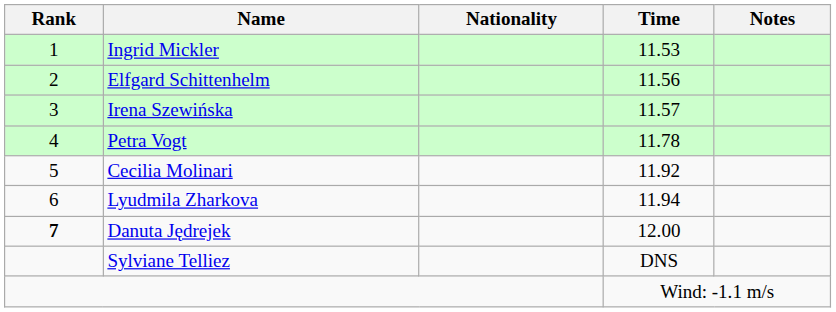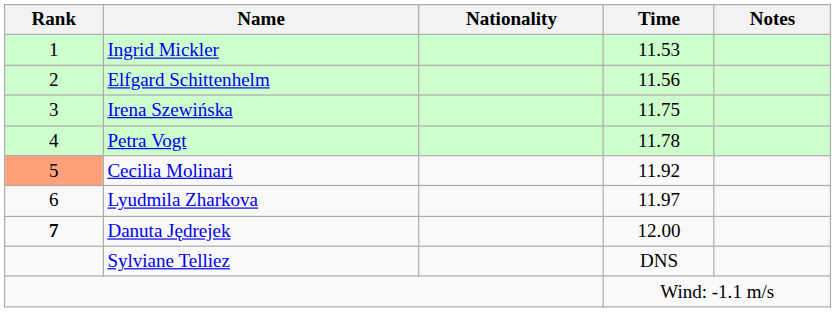(659, 110) 11.57 -> (659, 110) 11.75
(54, 170) no background -> (54, 170) lightsalmon background
(659, 200) 11.94 -> (659, 200) 11.97
